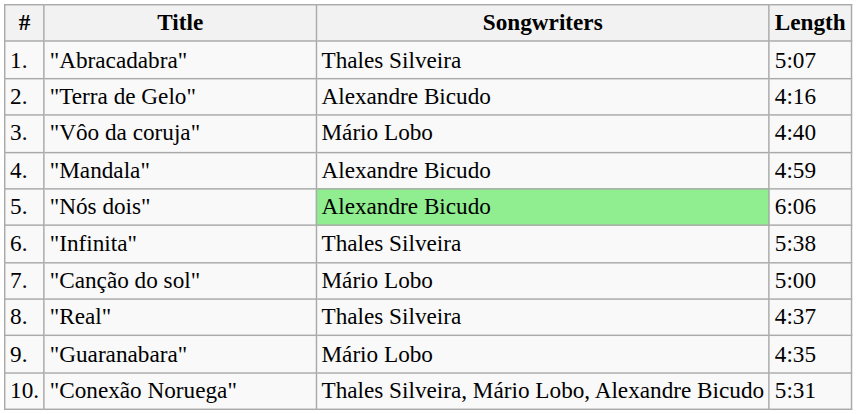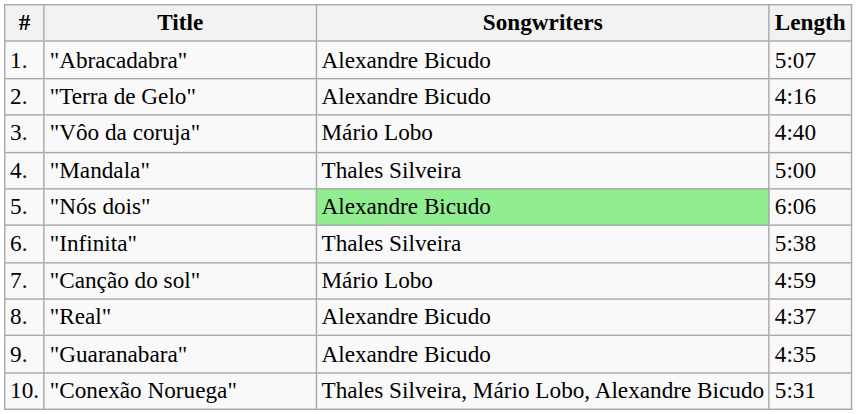(391, 59) Thales Silveira -> (406, 59) Alexandre Bicudo
(406, 170) Alexandre Bicudo -> (391, 170) Thales Silveira
(795, 170) 4:59 -> (795, 170) 5:00
(795, 280) 5:00 -> (795, 280) 4:59
(391, 317) Thales Silveira -> (406, 317) Alexandre Bicudo
(377, 354) Mário Lobo -> (406, 354) Alexandre Bicudo
